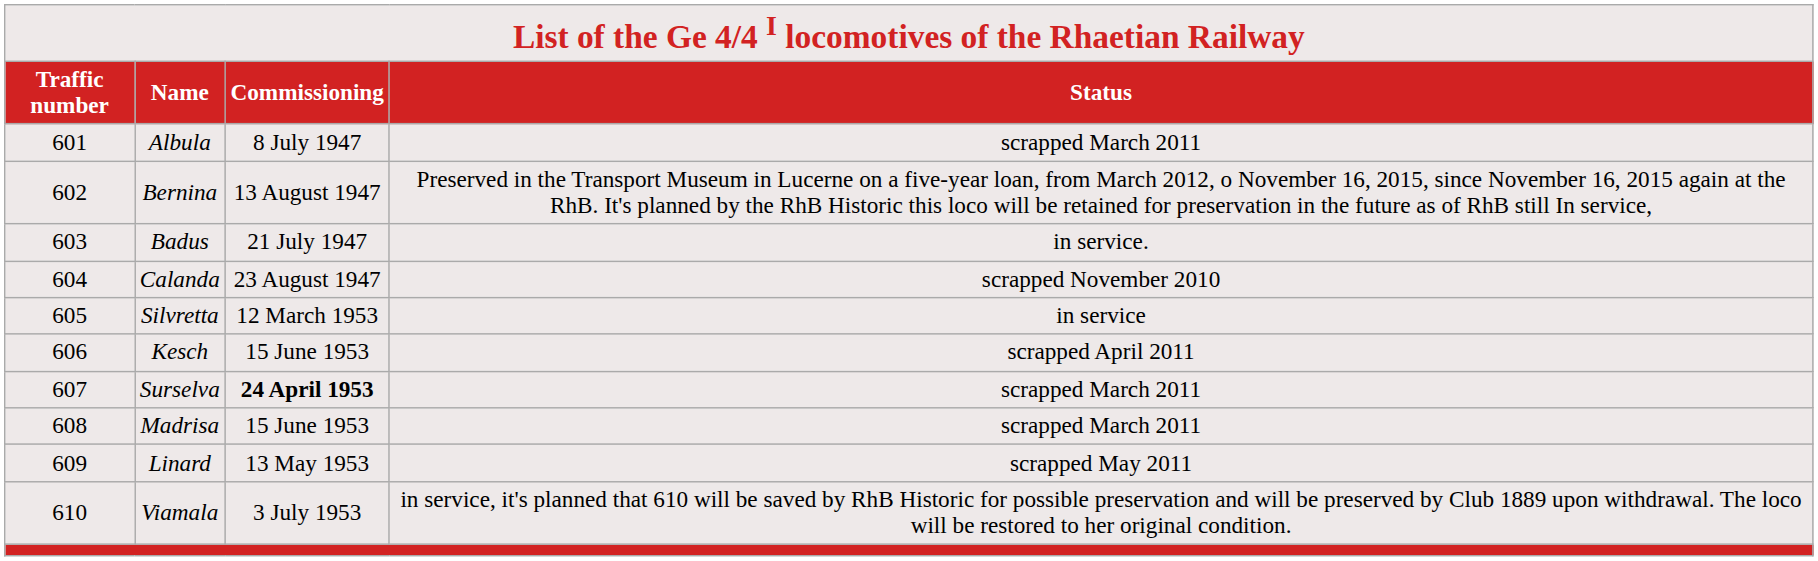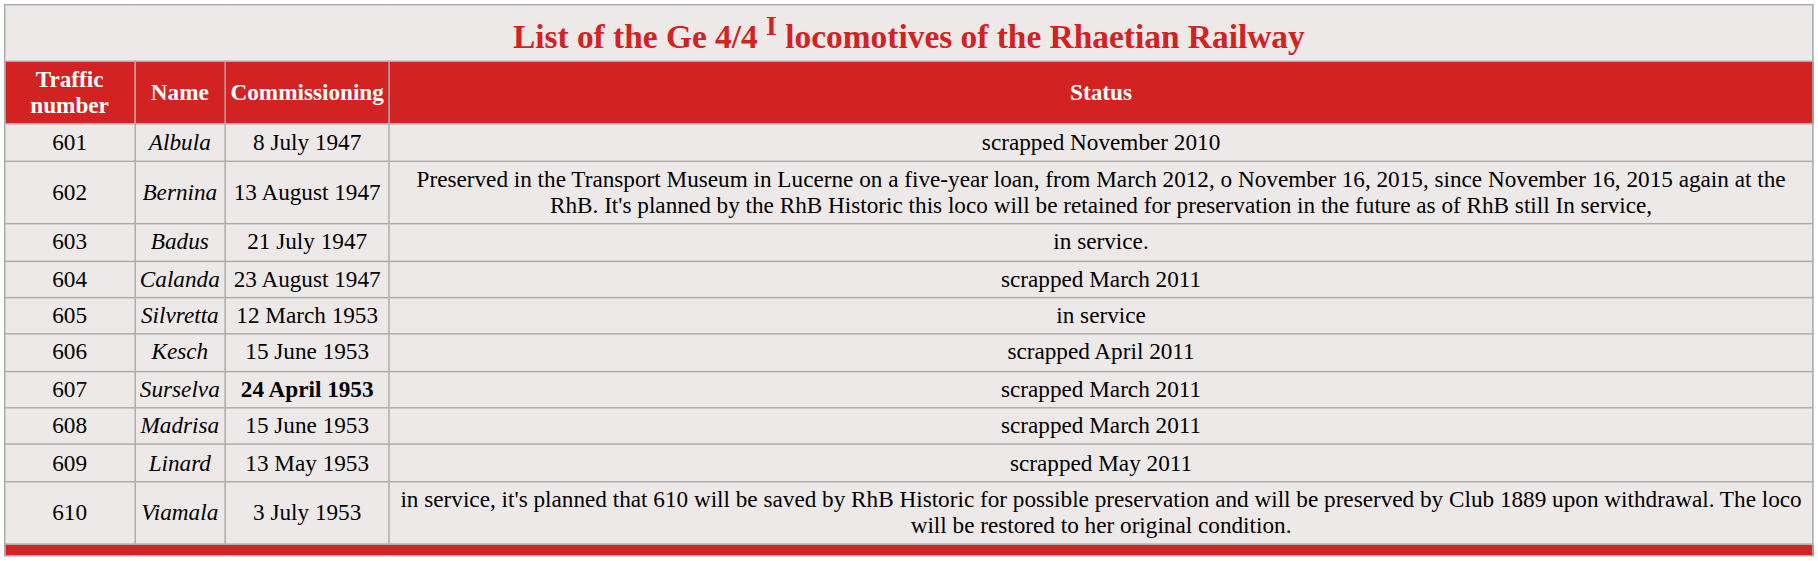(1101, 142) scrapped March 2011 -> (1101, 142) scrapped November 2010
(1101, 278) scrapped November 2010 -> (1101, 278) scrapped March 2011
